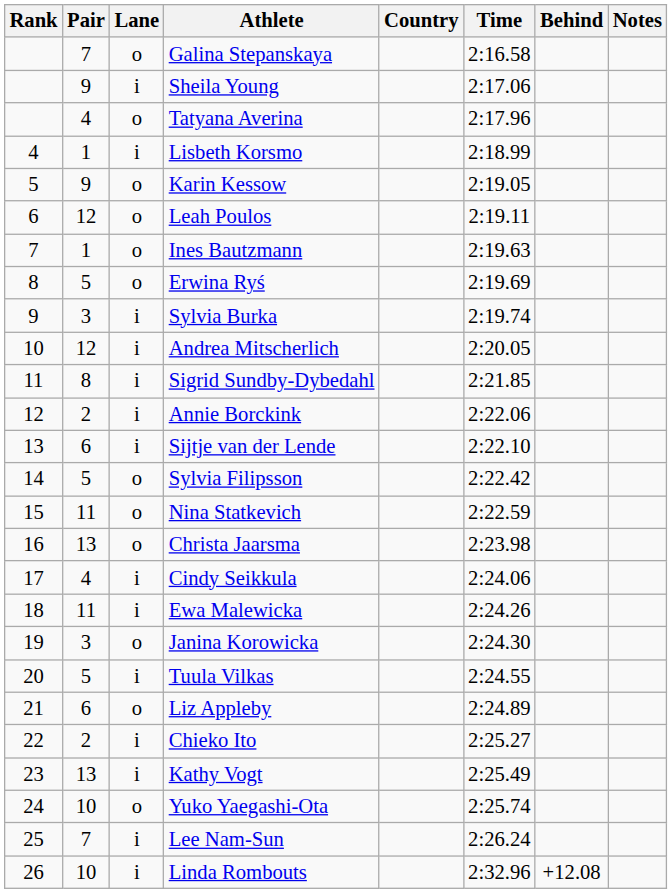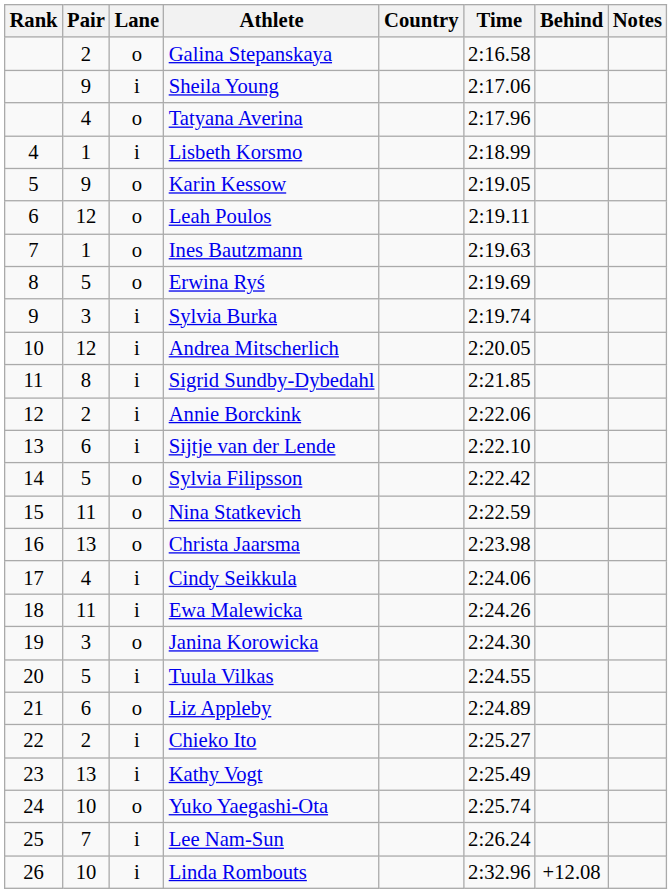(86, 53) 7 -> (86, 53) 2
